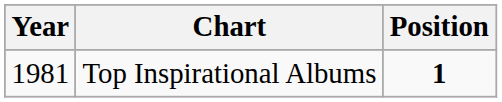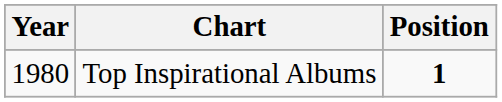(40, 73) 1981 -> (40, 73) 1980
